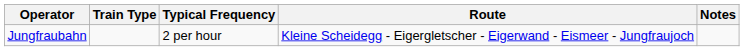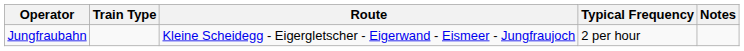columns swapped: (488, 14) <-> (219, 14)
